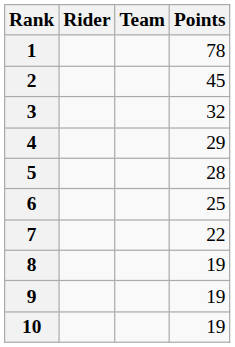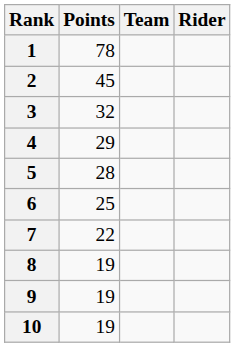columns swapped: (87, 19) <-> (200, 19)
